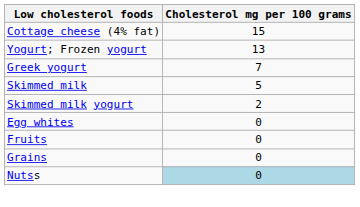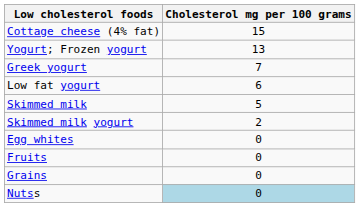+ row: (54, 85)
